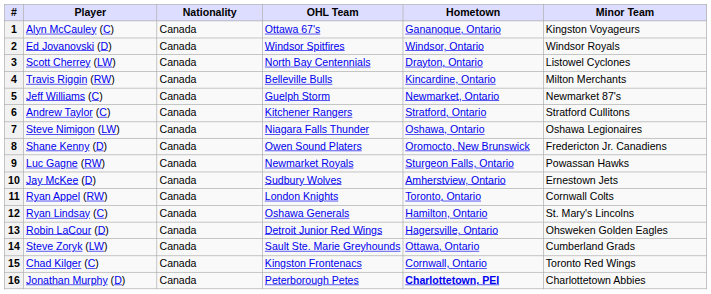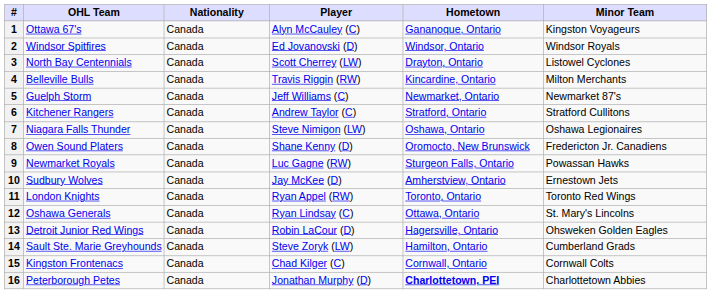columns swapped: (90, 12) <-> (333, 12)
(580, 197) Cornwall Colts -> (591, 197) Toronto Red Wings
(446, 213) Hamilton, Ontario -> (442, 213) Ottawa, Ontario
(442, 247) Ottawa, Ontario -> (446, 247) Hamilton, Ontario
(591, 264) Toronto Red Wings -> (580, 264) Cornwall Colts
